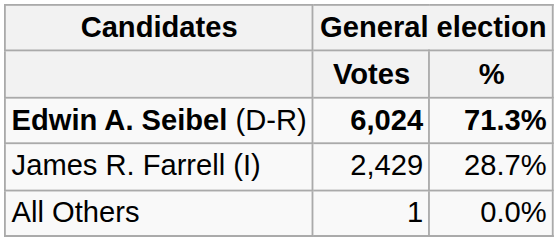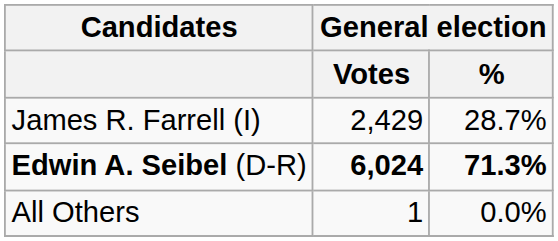rows swapped: (159, 119) <-> (136, 166)
